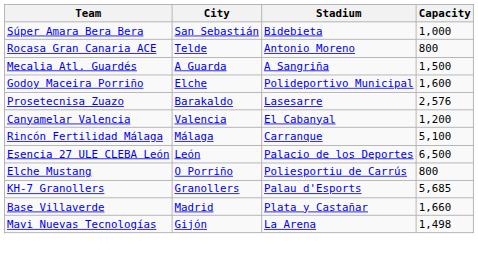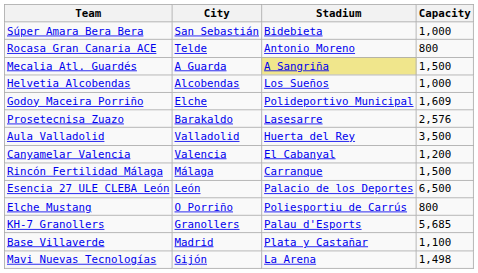(297, 66) no background -> (297, 66) khaki background
+ row: (69, 84)
(435, 84) 1,600 -> (435, 101) 1,609
+ row: (56, 136)
(435, 136) 5,100 -> (435, 171) 1,500
(435, 207) 1,660 -> (435, 242) 1,100
